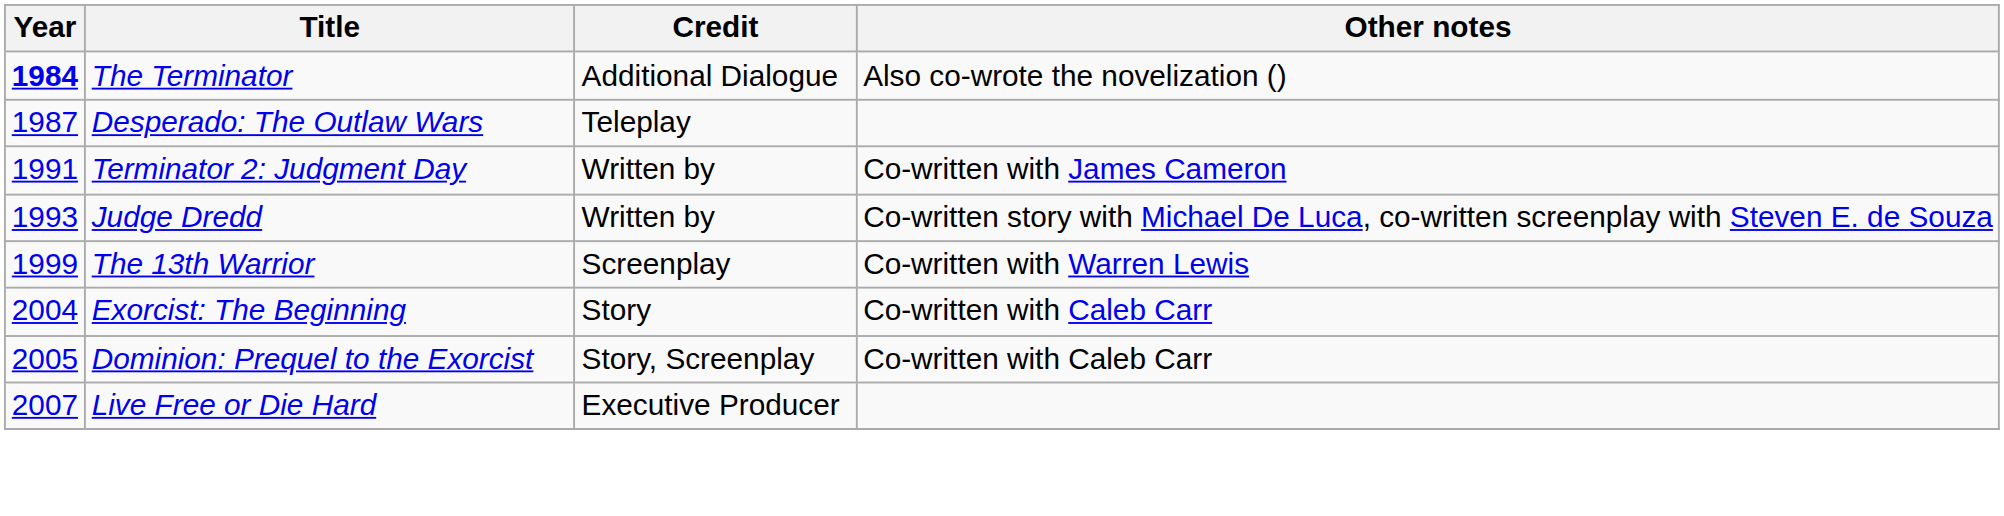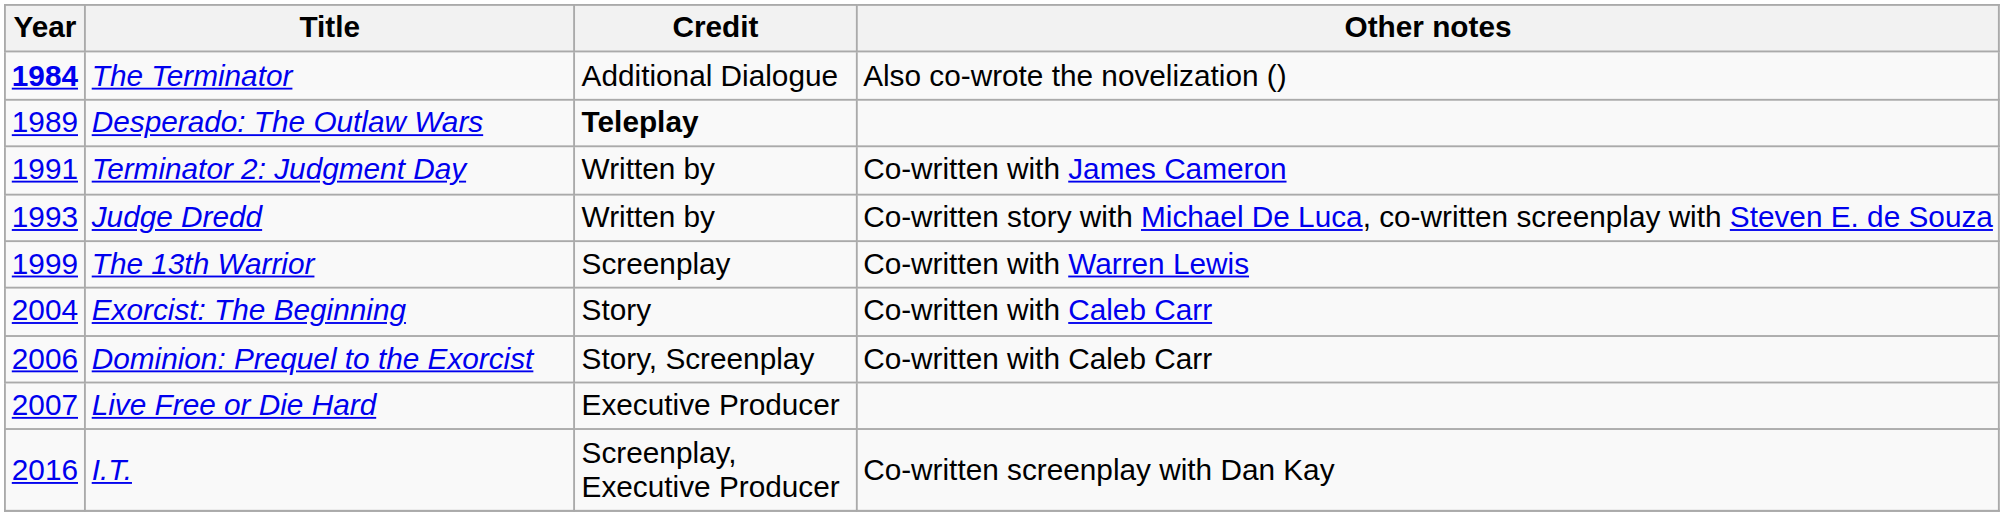(45, 122) 1987 -> (45, 122) 1989
(636, 122) normal -> (640, 122) bold
(45, 358) 2005 -> (45, 358) 2006
+ row: (112, 469)
